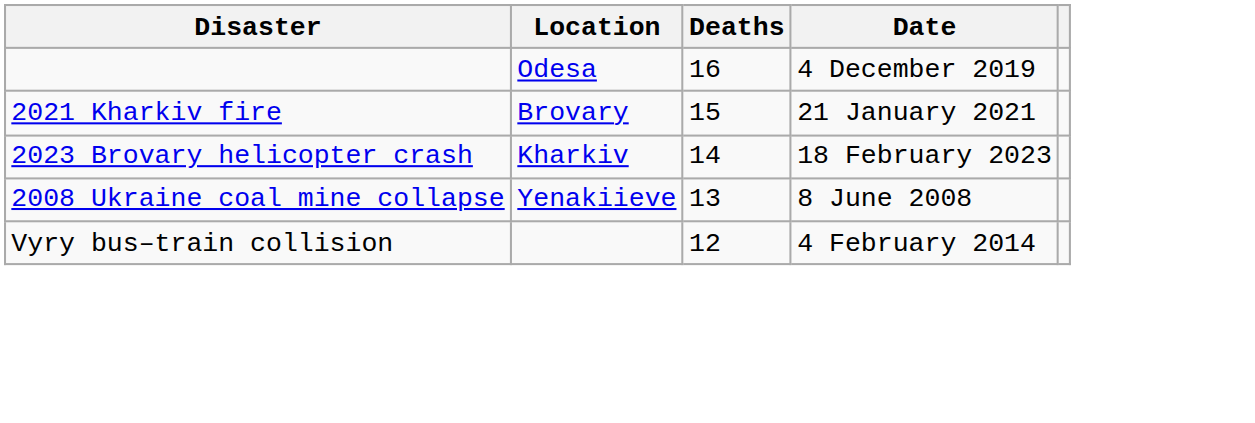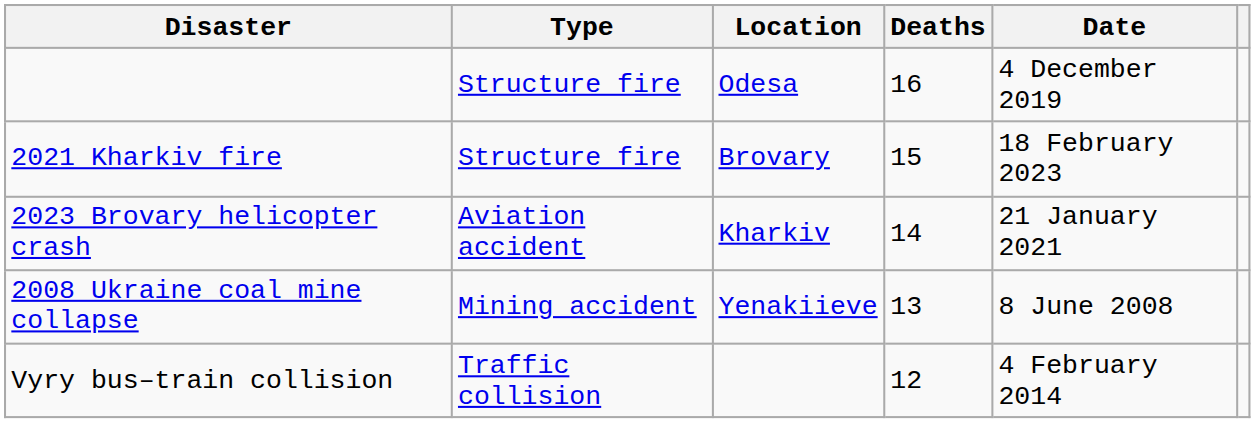+ column: (582, 27)
(917, 113) 21 January 2021 -> (1086, 159) 18 February 2023
(925, 156) 18 February 2023 -> (1078, 233) 21 January 2021
